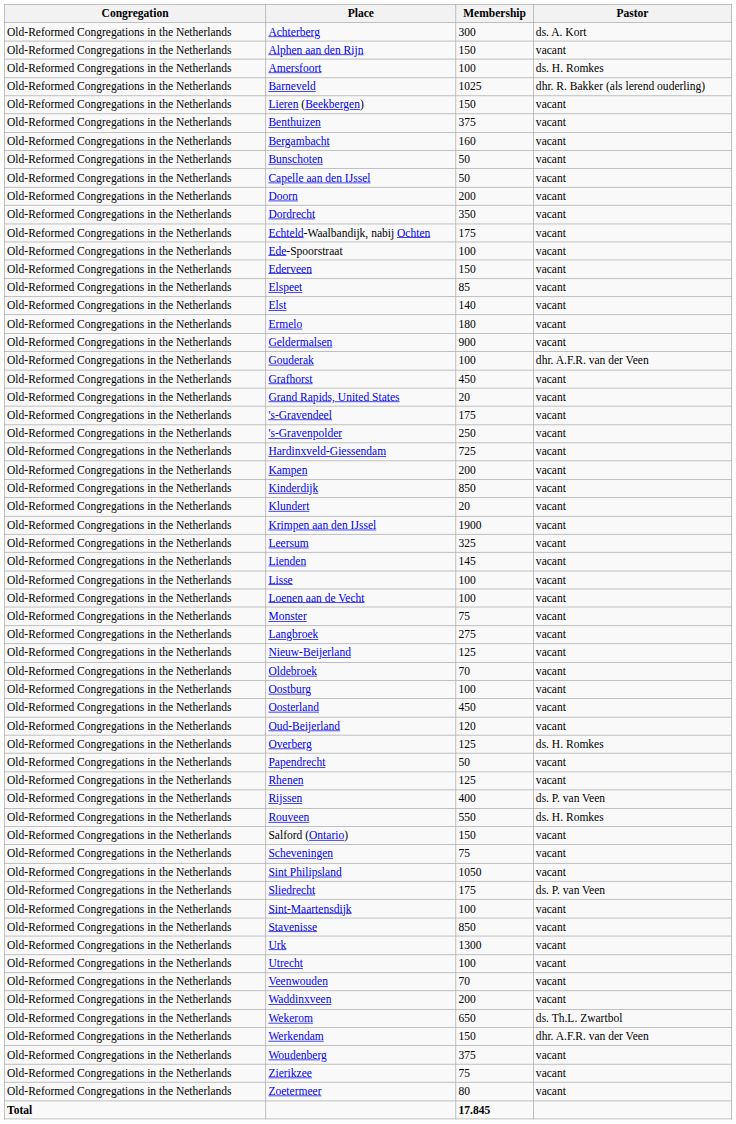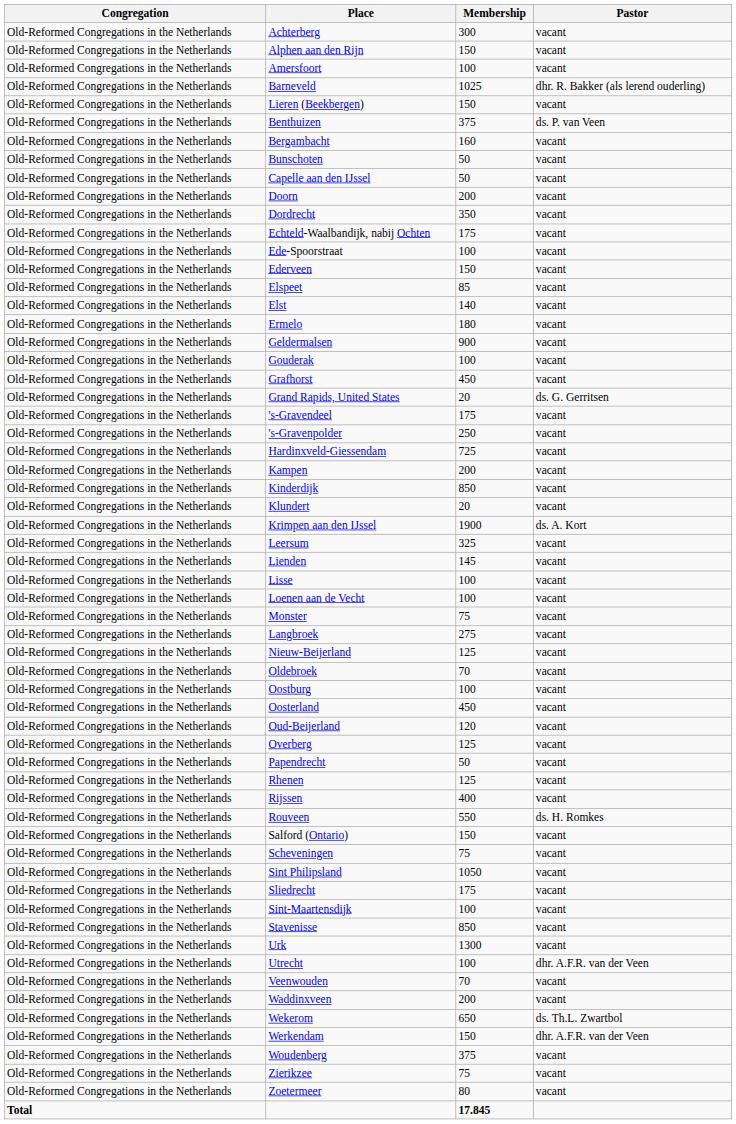(561, 31) ds. A. Kort -> (551, 31) vacant
(570, 68) ds. H. Romkes -> (551, 68) vacant
(551, 123) vacant -> (570, 123) ds. P. van Veen
(592, 360) dhr. A.F.R. van der Veen -> (551, 360) vacant
(551, 397) vacant -> (572, 397) ds. G. Gerritsen
(551, 525) vacant -> (561, 525) ds. A. Kort
(570, 744) ds. H. Romkes -> (551, 744) vacant
(570, 799) ds. P. van Veen -> (551, 799) vacant
(570, 890) ds. P. van Veen -> (551, 890) vacant
(551, 963) vacant -> (592, 963) dhr. A.F.R. van der Veen
